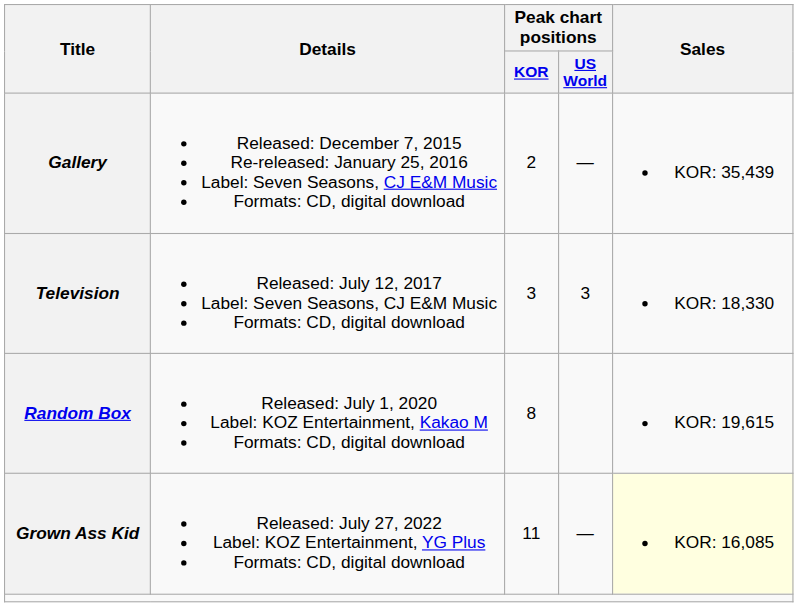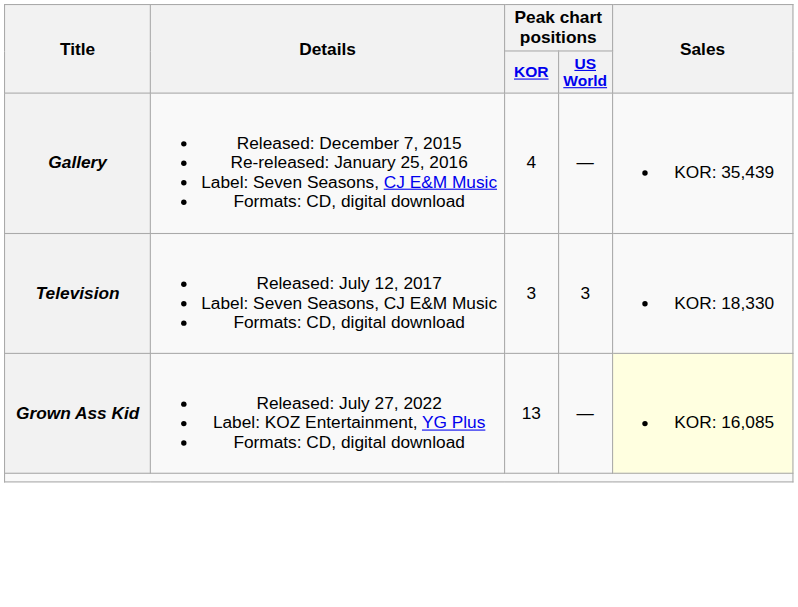(531, 163) 2 -> (531, 163) 4
- row: (78, 413)
(531, 533) 11 -> (531, 413) 13
